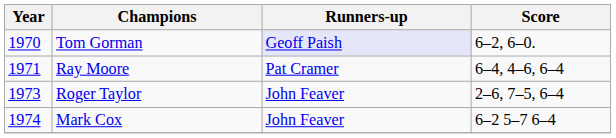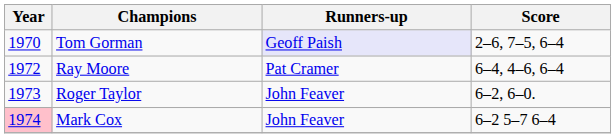(505, 42) 6–2, 6–0. -> (519, 42) 2–6, 7–5, 6–4
(24, 68) 1971 -> (24, 68) 1972
(519, 94) 2–6, 7–5, 6–4 -> (505, 94) 6–2, 6–0.
(24, 119) no background -> (24, 119) pink background
